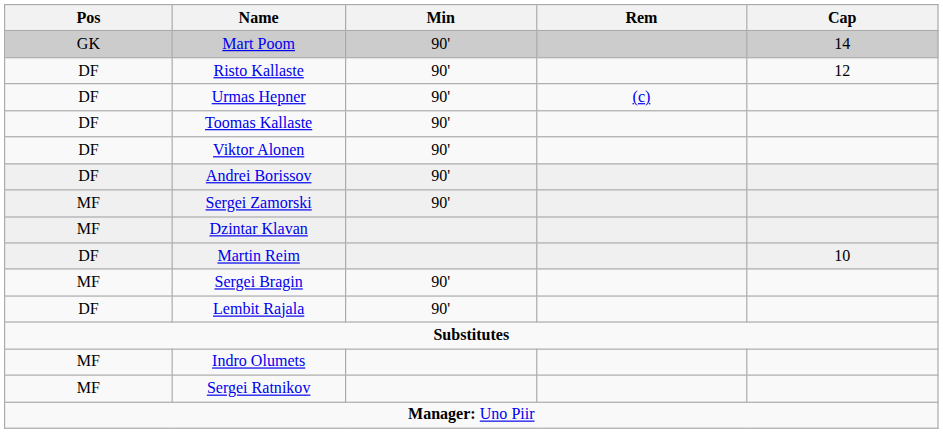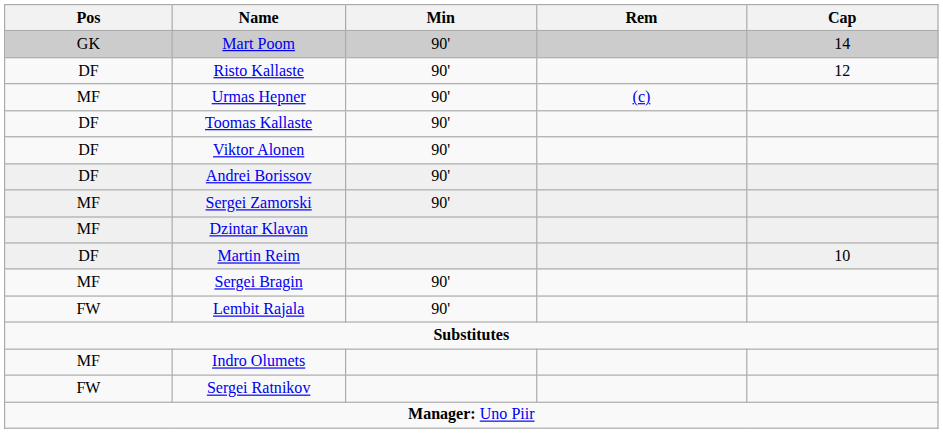(88, 96) DF -> (88, 96) MF
(88, 308) DF -> (88, 308) FW
(88, 387) MF -> (88, 387) FW
